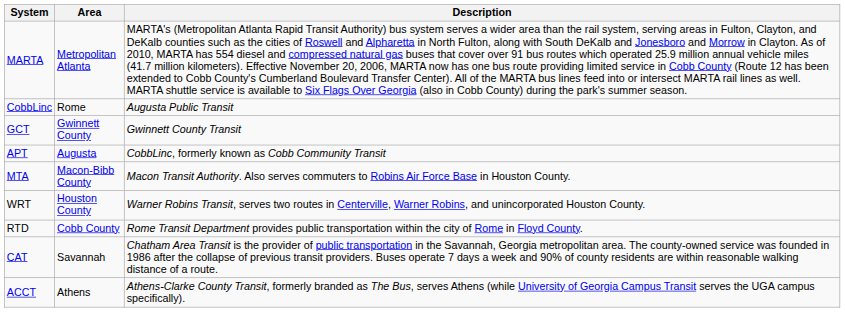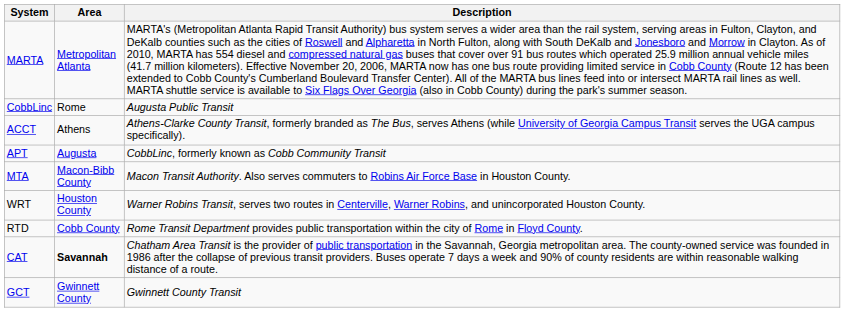rows swapped: (18, 130) <-> (21, 292)
(81, 257) normal -> (82, 257) bold
